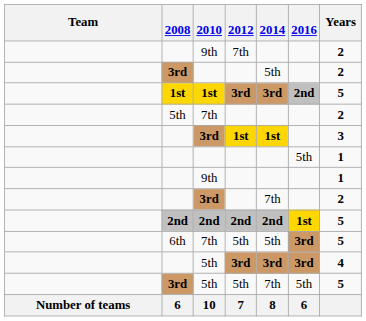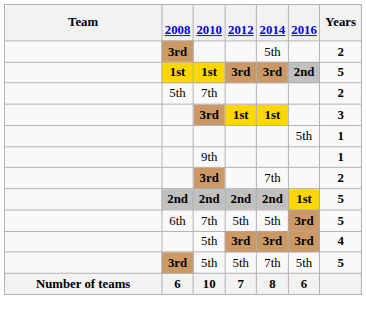- row: (209, 51)
